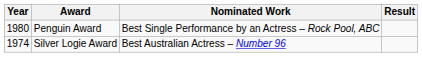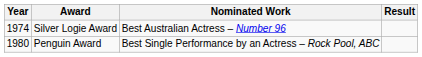rows swapped: (75, 44) <-> (68, 28)
